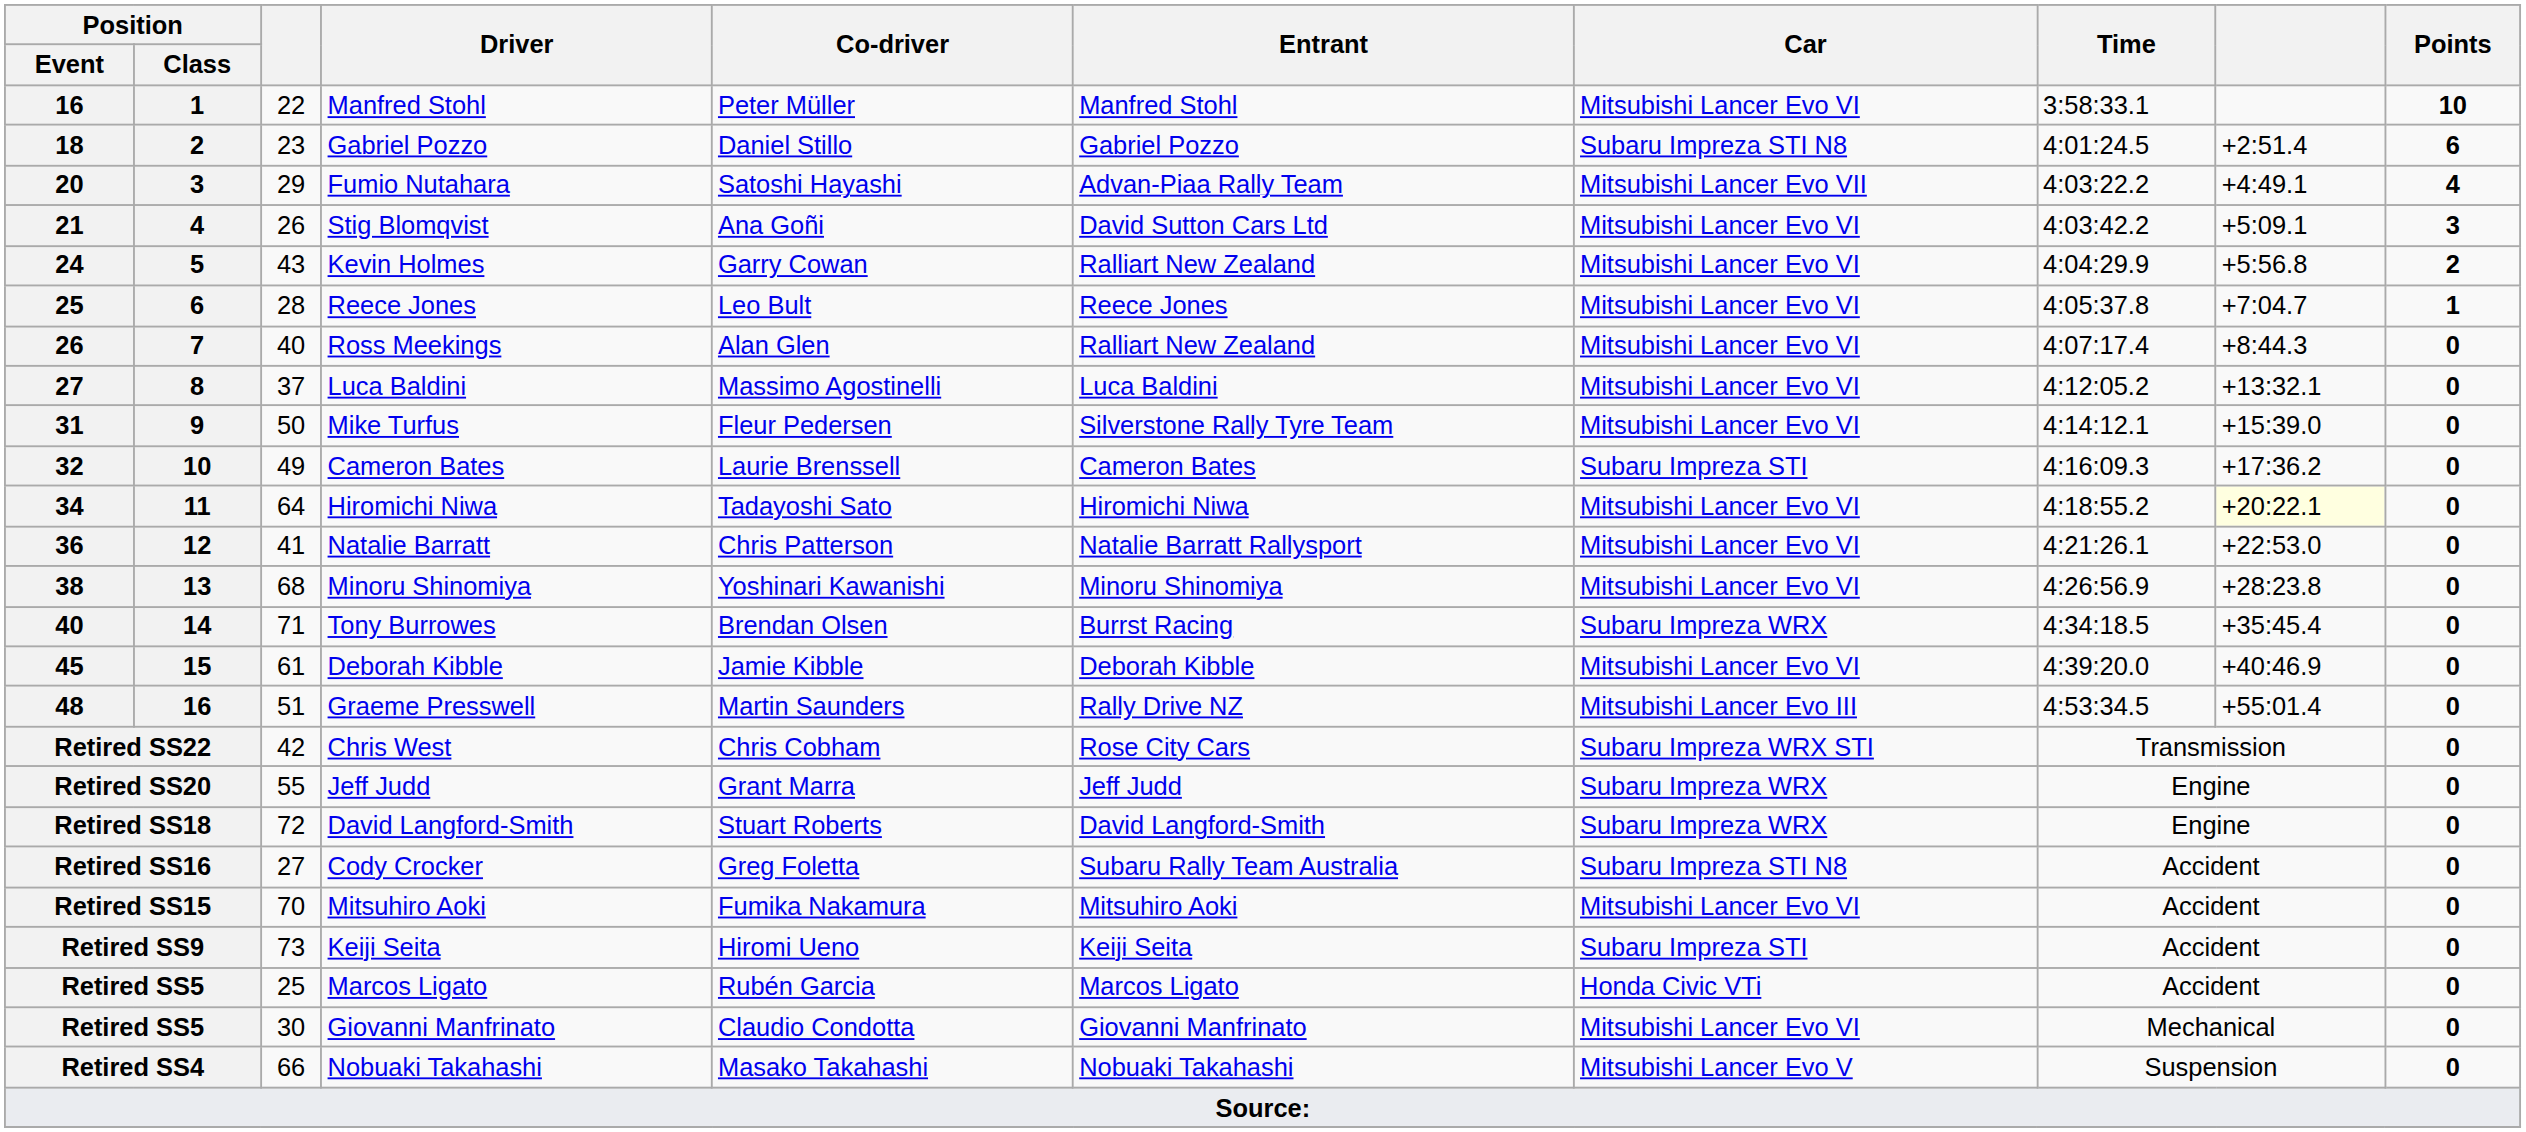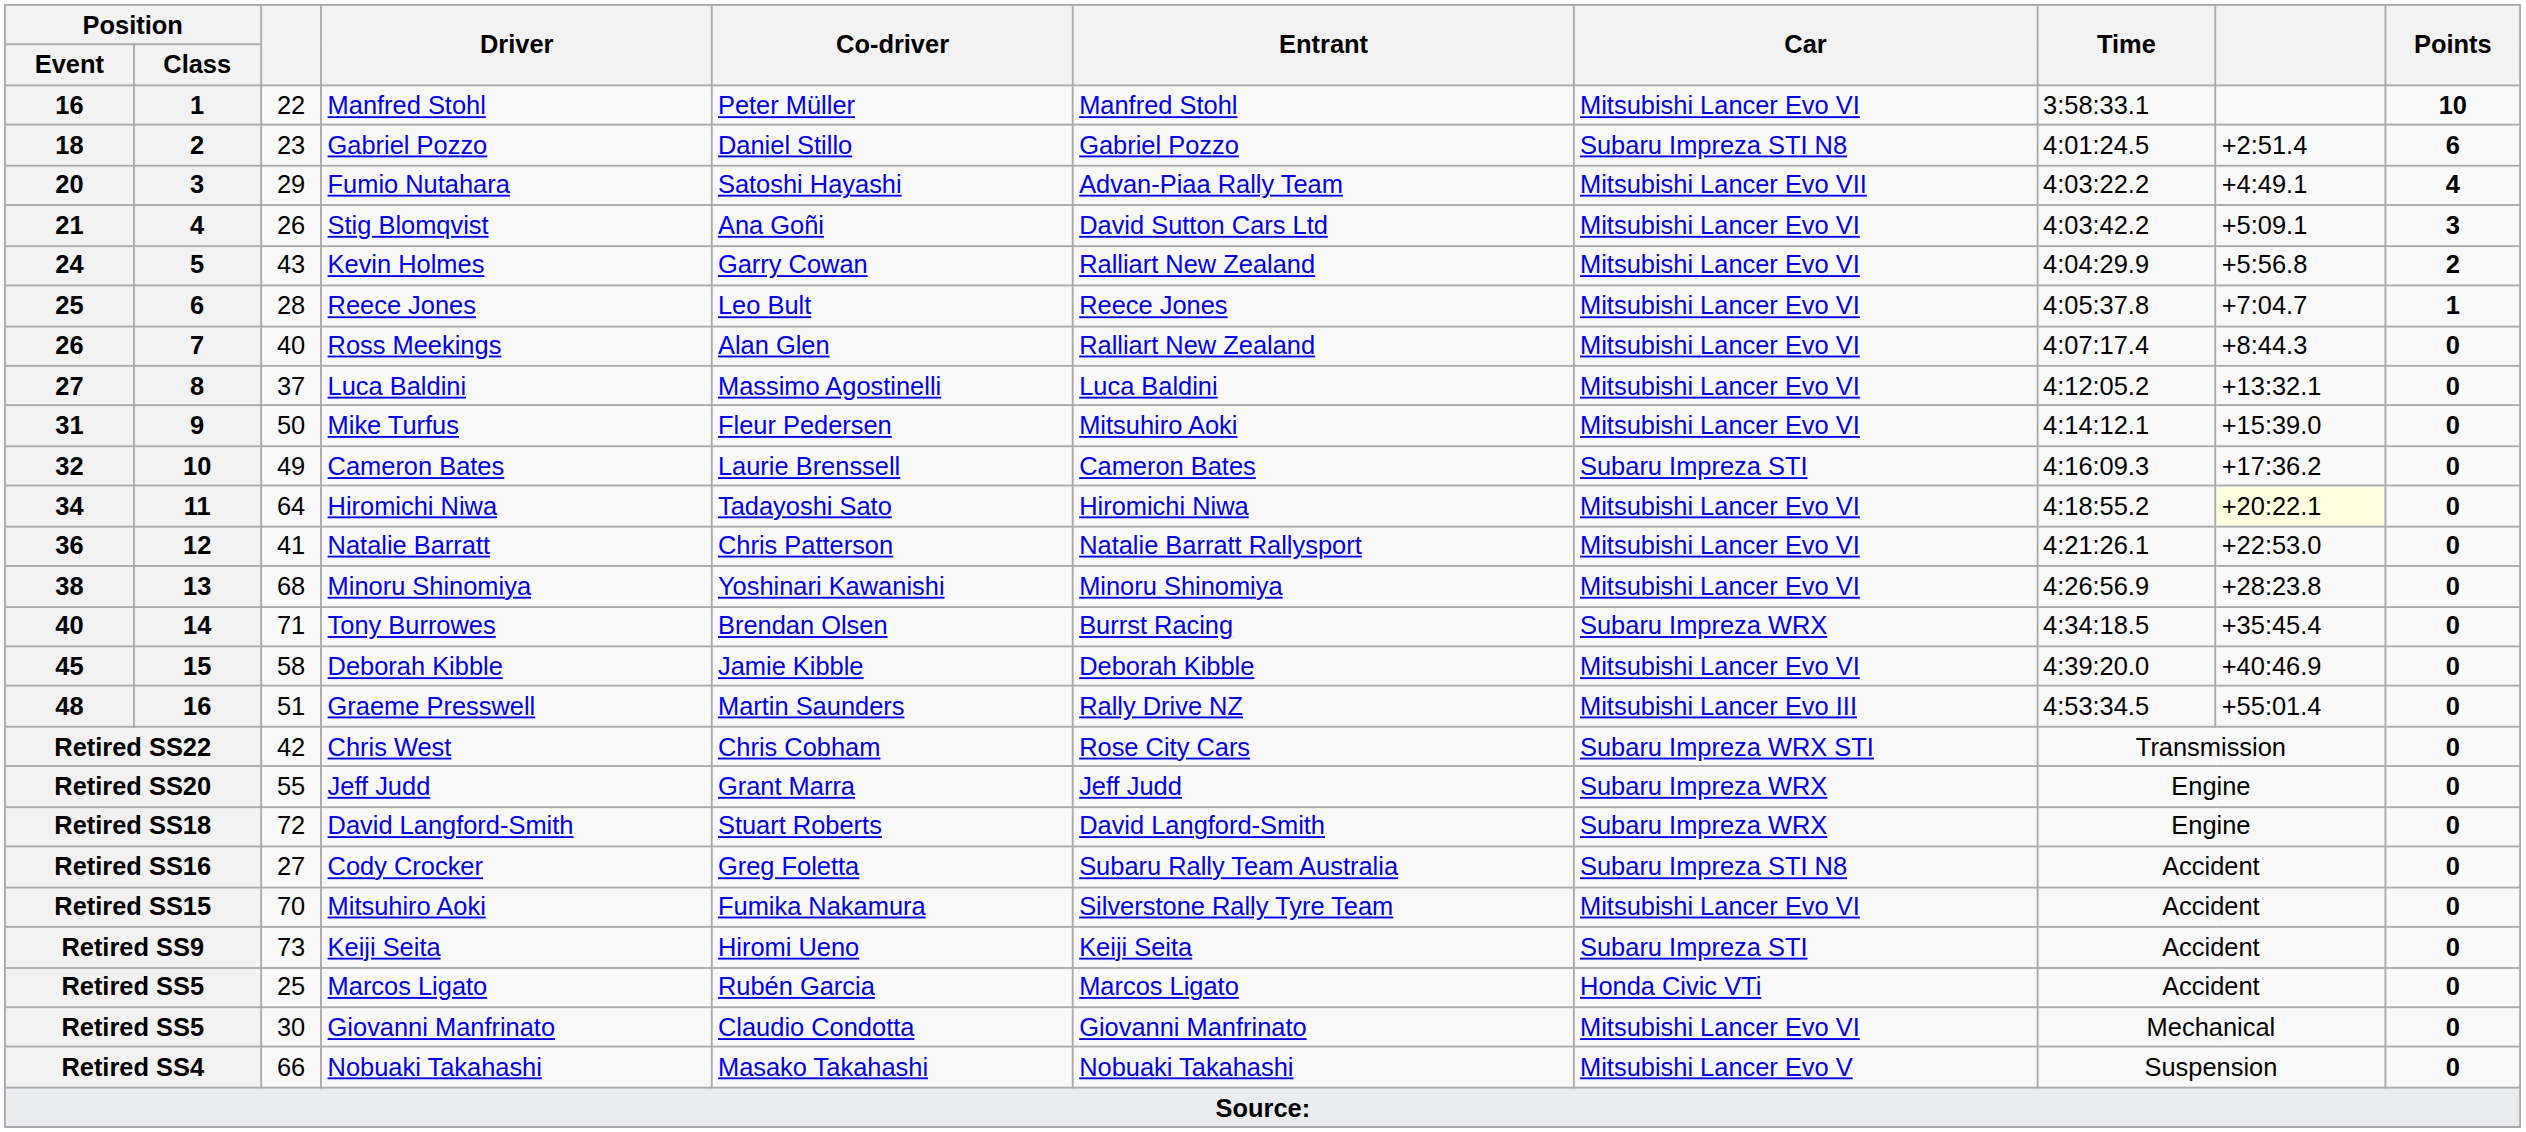(1236, 425) Silverstone Rally Tyre Team -> (1158, 425) Mitsuhiro Aoki
(291, 666) 61 -> (291, 666) 58
(1158, 907) Mitsuhiro Aoki -> (1236, 907) Silverstone Rally Tyre Team
